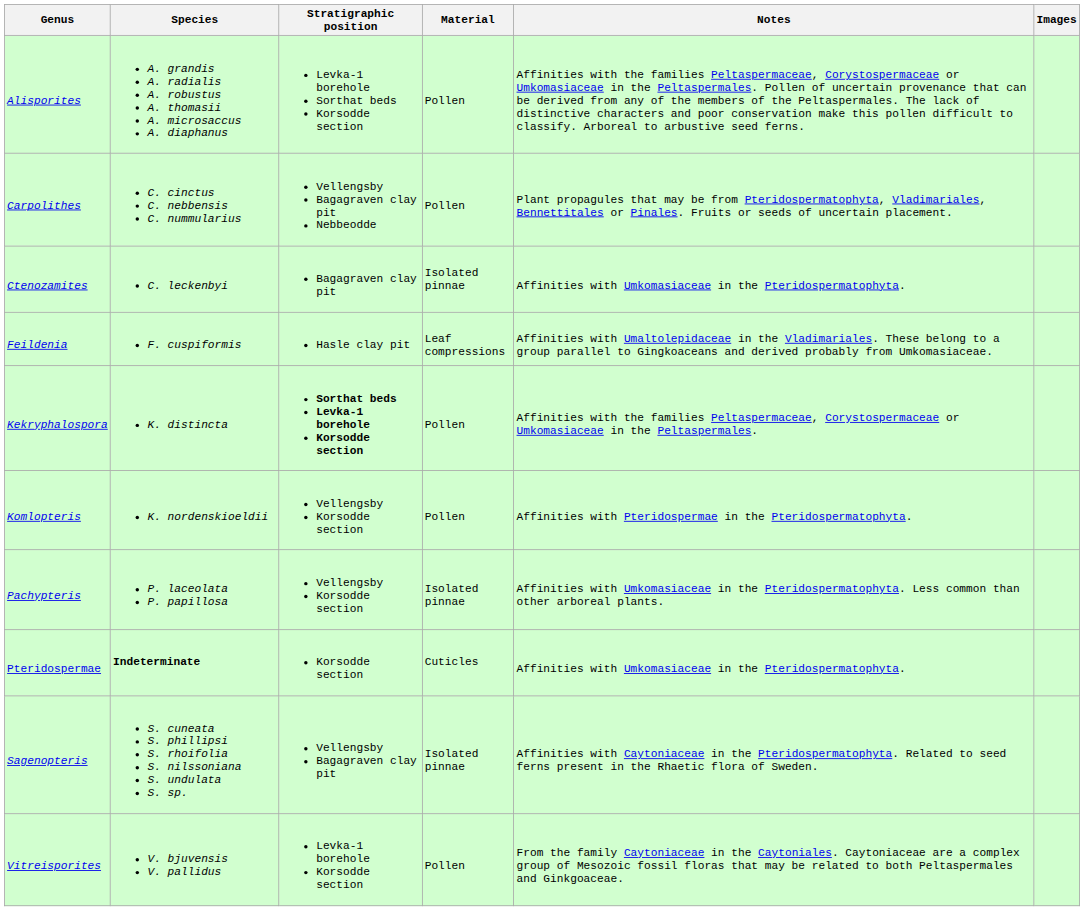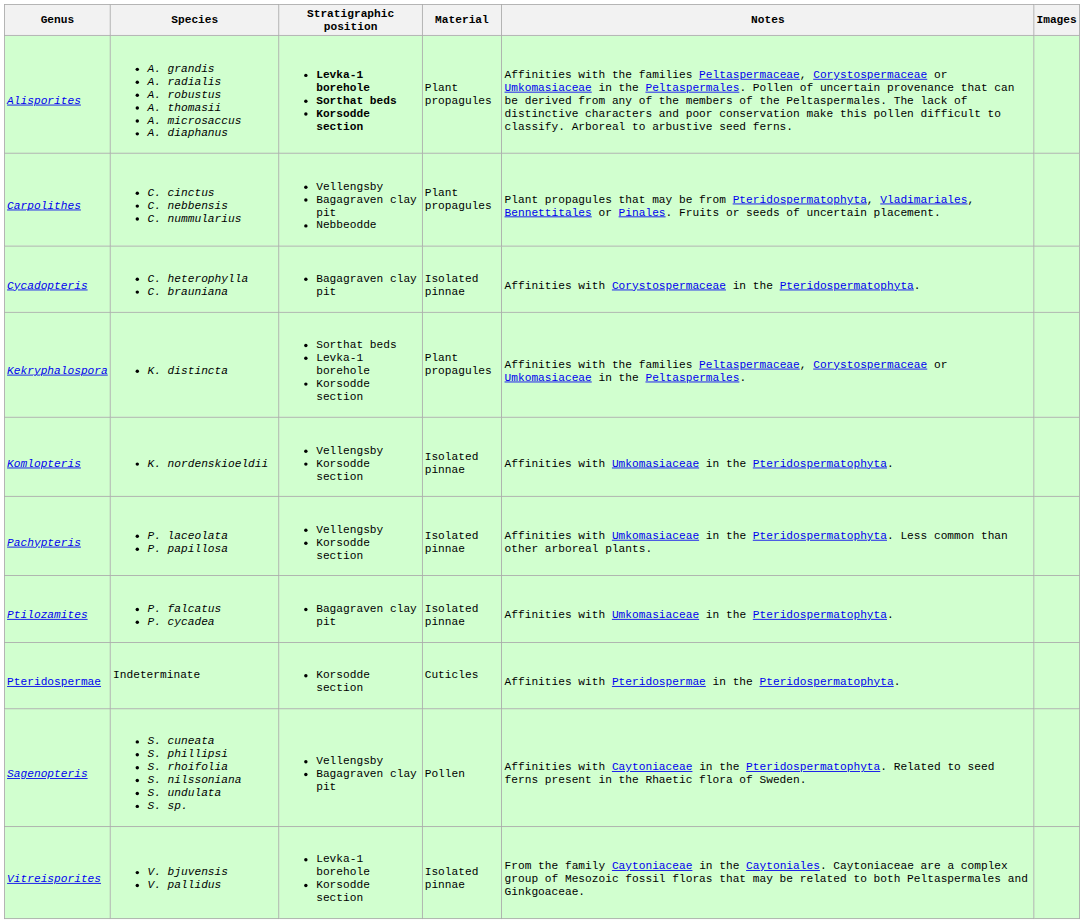(351, 101) normal -> (351, 101) bold
(445, 101) Pollen -> (458, 95) Plant propagules
(445, 206) Pollen -> (458, 200) Plant propagules
- row: (47, 285)
+ row: (47, 285)
- row: (37, 345)
(351, 425) bold -> (351, 371) normal
(445, 425) Pollen -> (458, 365) Plant propagules
(445, 517) Pollen -> (452, 463) Isolated pinnae
(714, 517) Affinities with Pteridospermae in the Pteridospermatophyta. -> (699, 463) Affinities with Umkomasiaceae in the Pteridospermatophyta.
+ row: (47, 615)
(157, 662) bold -> (157, 675) normal
(711, 669) Affinities with Umkomasiaceae in the Pteridospermatophyta. -> (702, 682) Affinities with Pteridospermae in the Pteridospermatophyta.
(452, 761) Isolated pinnae -> (445, 774) Pollen
(445, 866) Pollen -> (452, 879) Isolated pinnae
